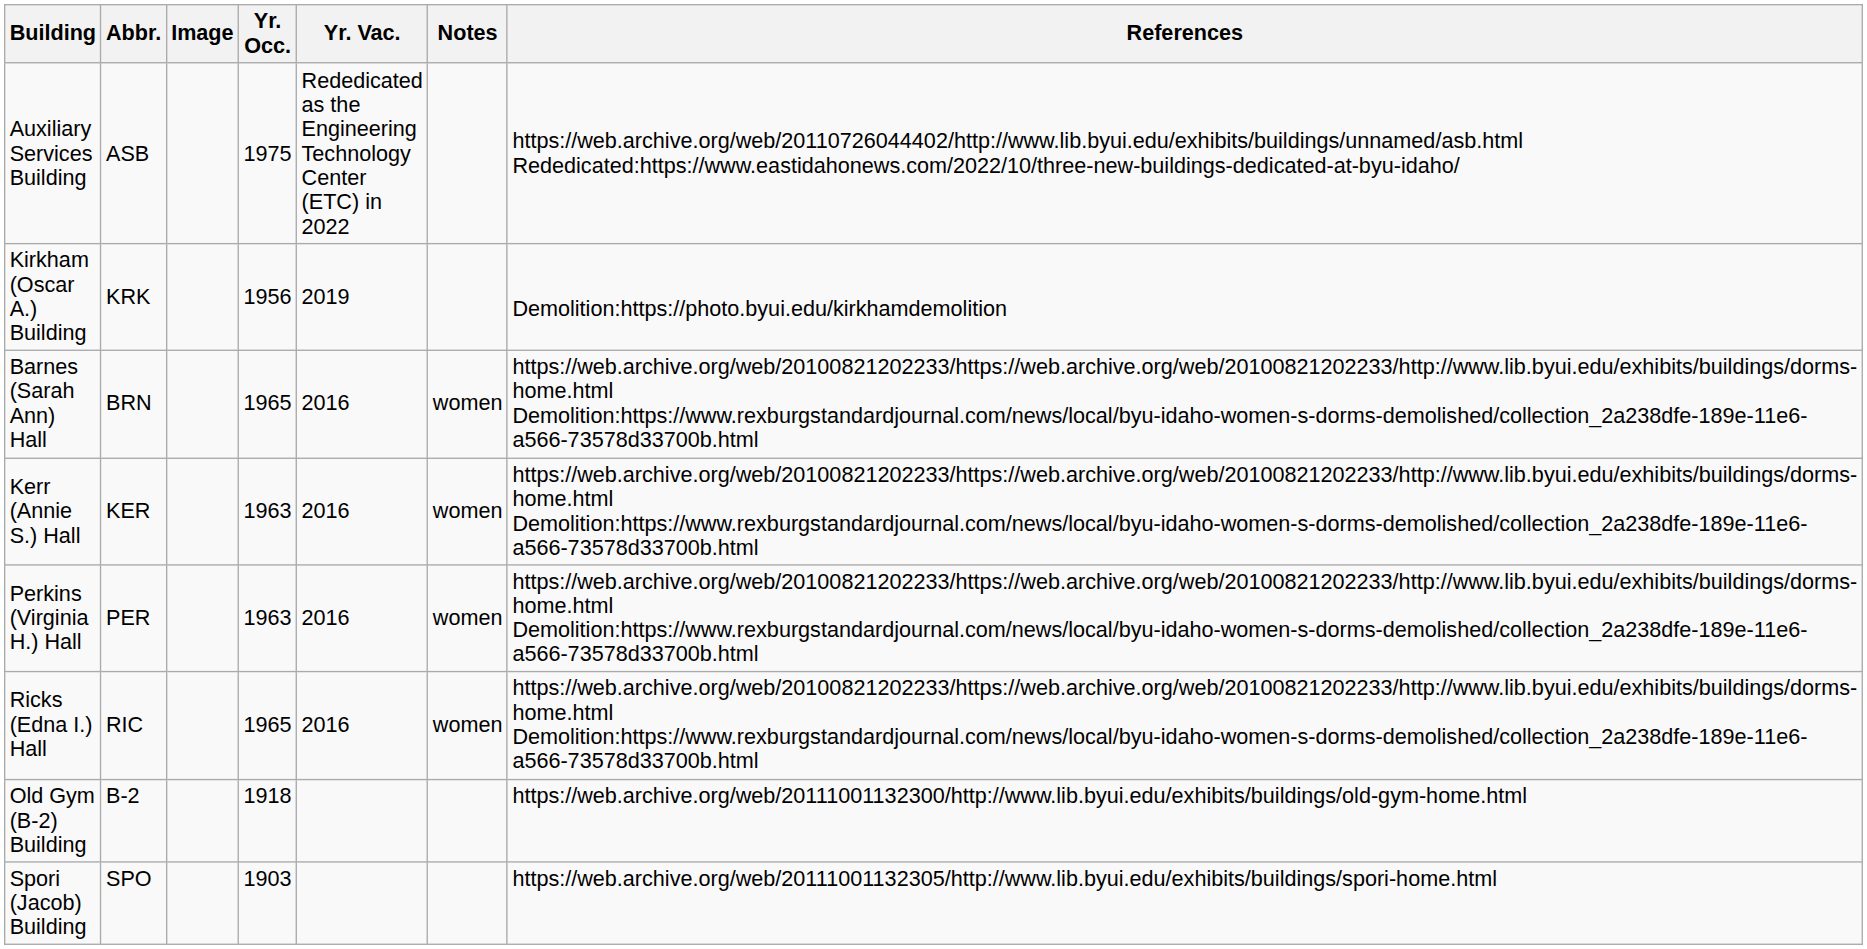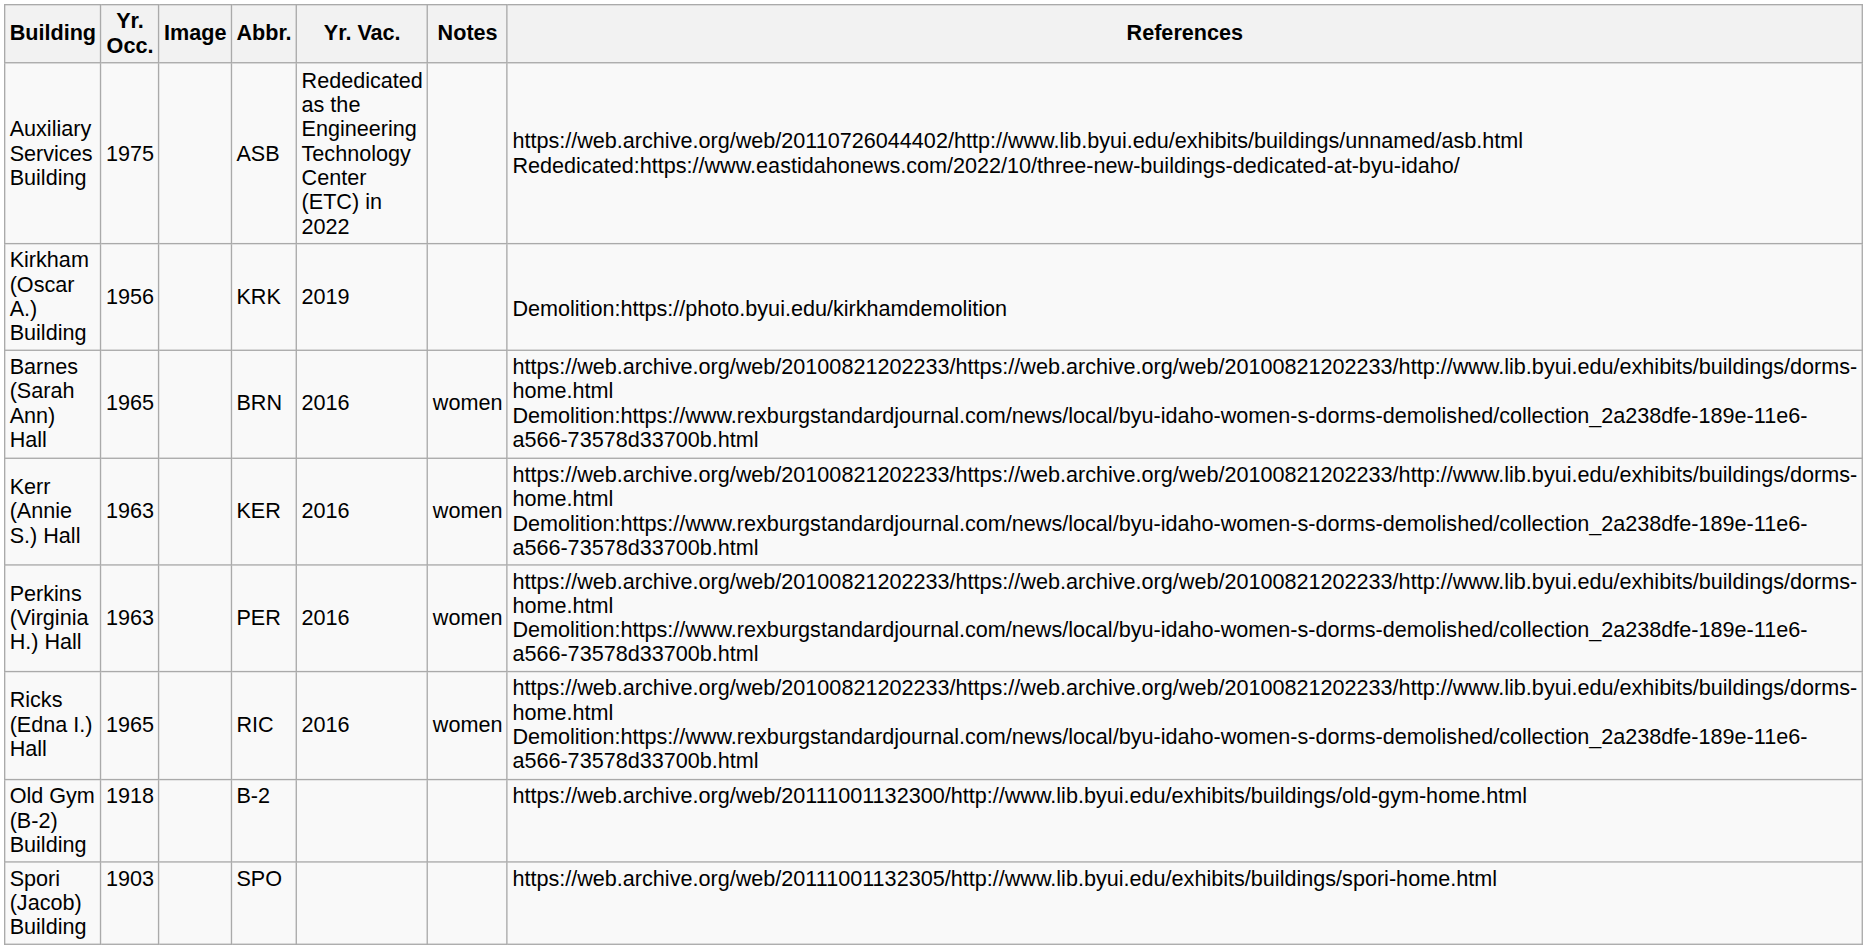columns swapped: (134, 33) <-> (268, 33)
